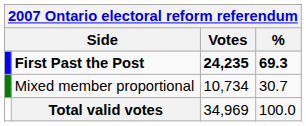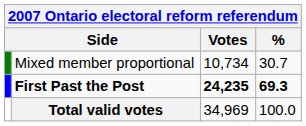rows swapped: (80, 63) <-> (105, 86)
